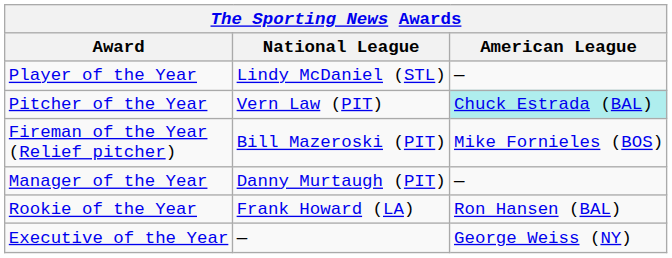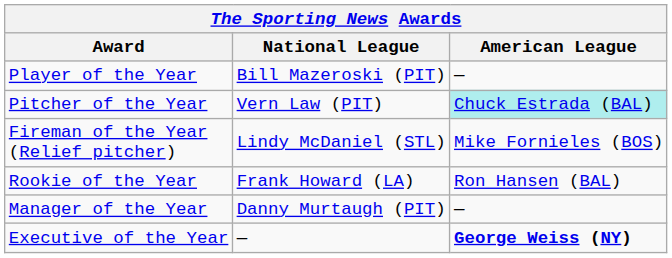(341, 76) Lindy McDaniel (STL) -> (341, 76) Bill Mazeroski (PIT)
(341, 142) Bill Mazeroski (PIT) -> (341, 142) Lindy McDaniel (STL)
rows swapped: (103, 209) <-> (108, 181)
(543, 238) normal -> (543, 238) bold
